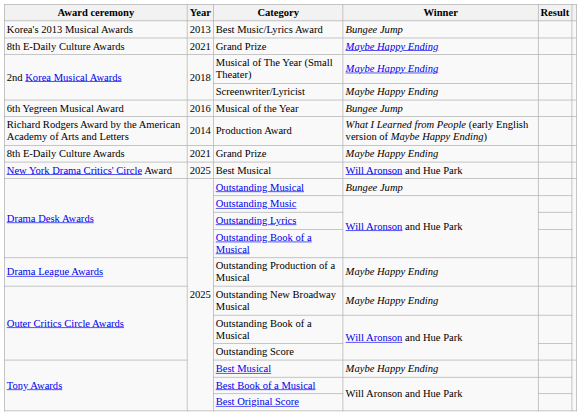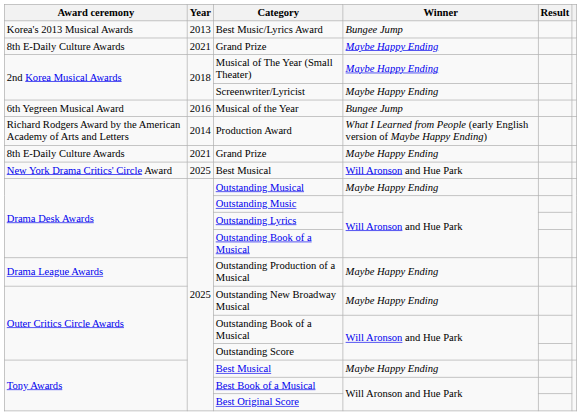(374, 187) Bungee Jump -> (392, 187) Maybe Happy Ending
